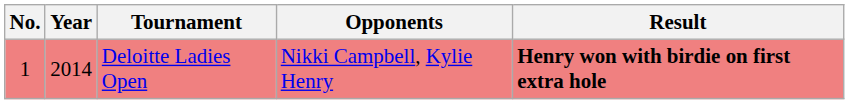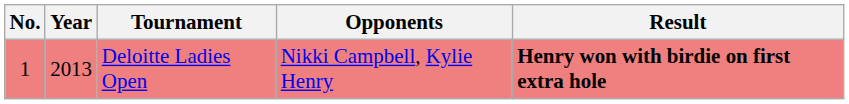(71, 68) 2014 -> (71, 68) 2013
